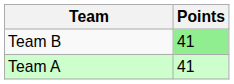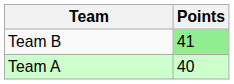(186, 66) 41 -> (186, 66) 40
